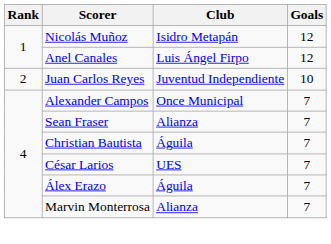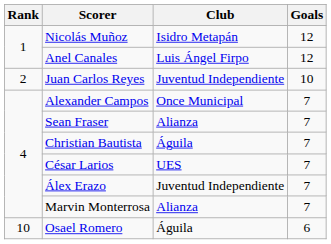(174, 185) Águila -> (220, 185) Juventud Independiente
+ row: (84, 228)
